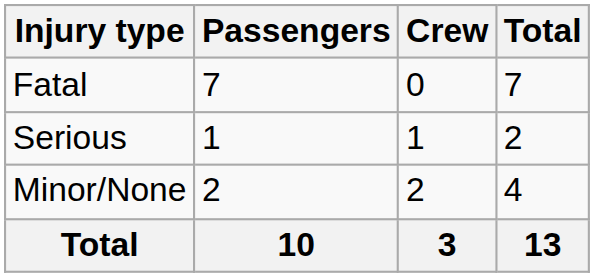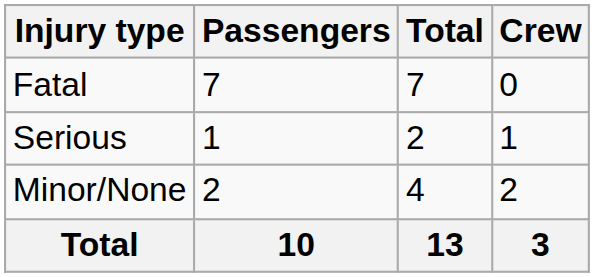columns swapped: (447, 31) <-> (543, 31)
